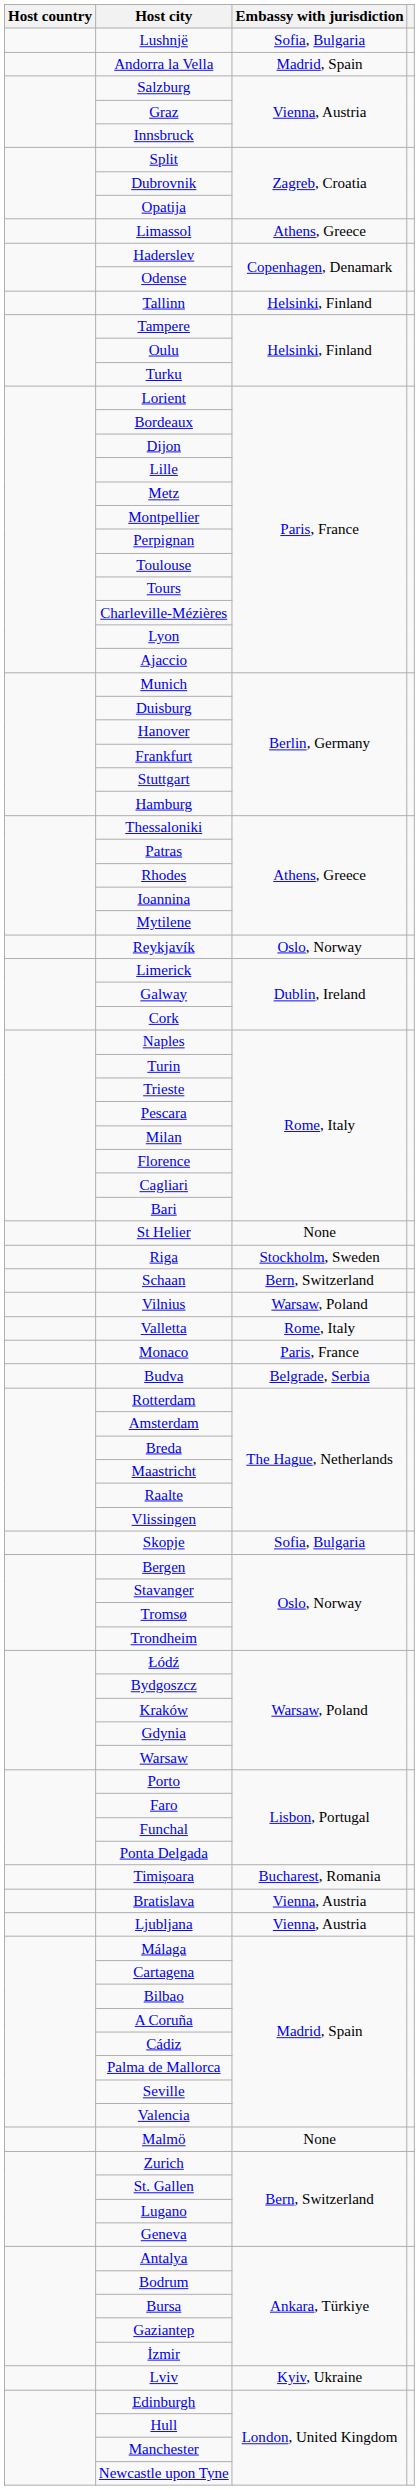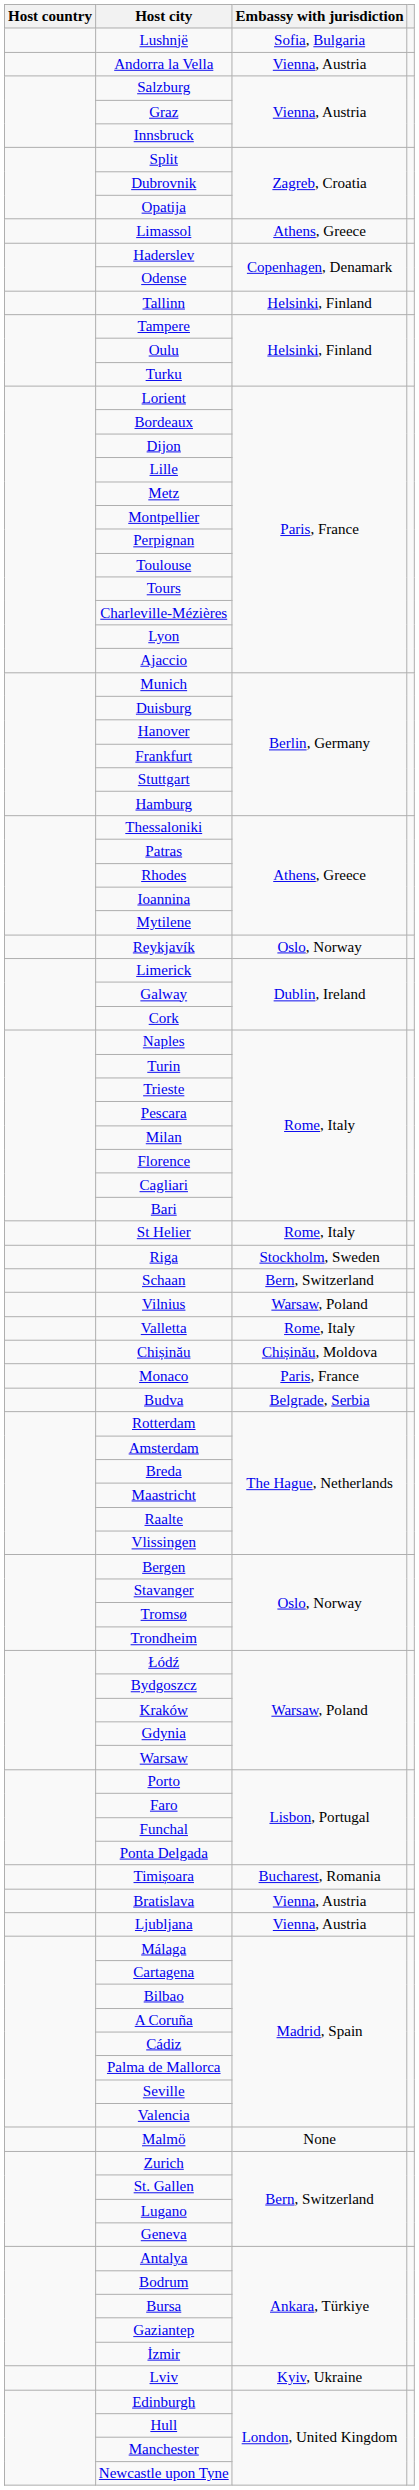(320, 64) Madrid, Spain -> (320, 64) Vienna, Austria
(320, 1232) None -> (320, 1232) Rome, Italy
+ row: (164, 1352)
- row: (164, 1542)
